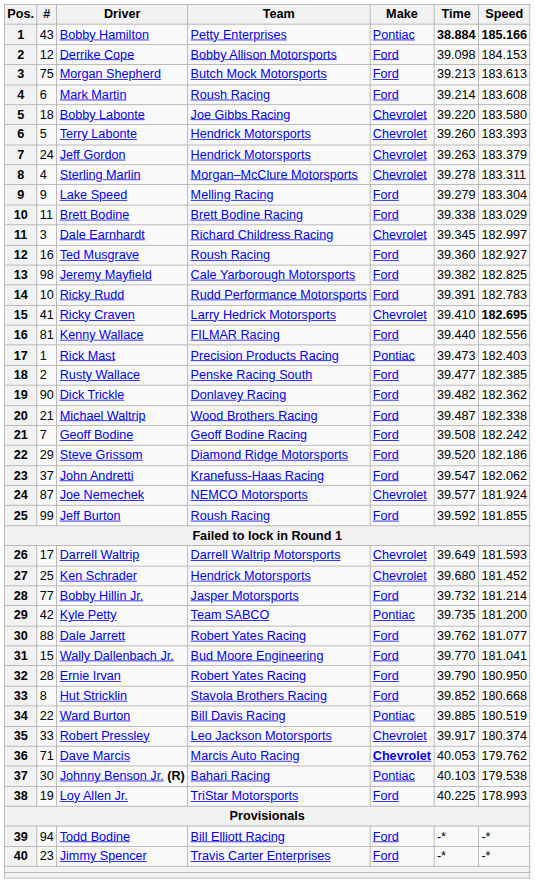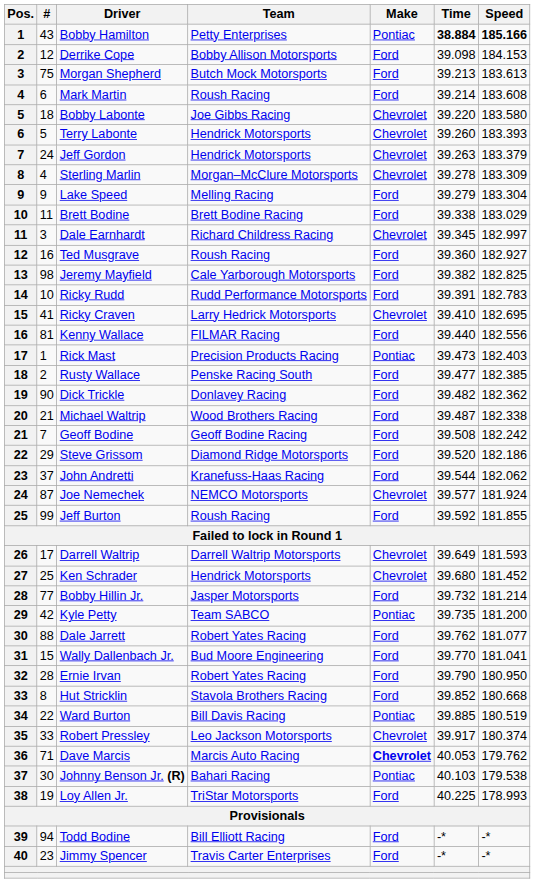(504, 174) 183.311 -> (504, 174) 183.309
(504, 315) bold -> (504, 315) normal
(456, 475) 39.547 -> (456, 475) 39.544
